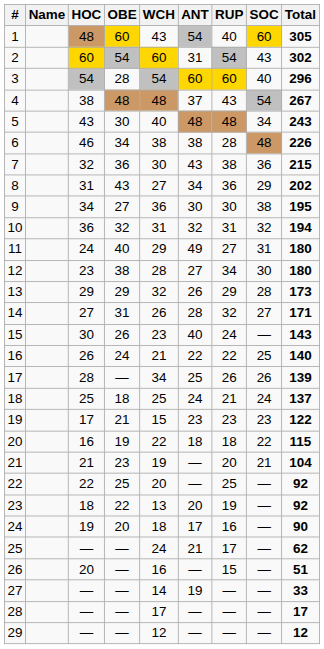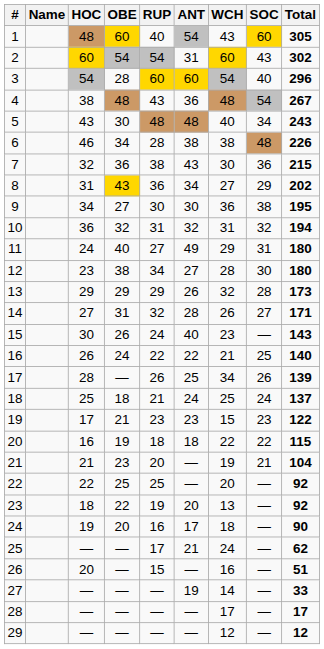columns swapped: (229, 15) <-> (159, 15)
(195, 100) 37 -> (191, 100) 36
(122, 185) no background -> (122, 185) gold background
